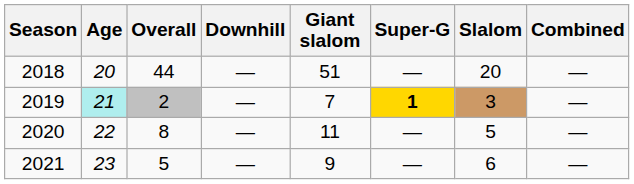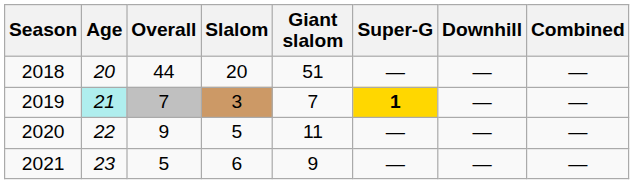columns swapped: (491, 30) <-> (245, 30)
(164, 102) 2 -> (164, 102) 7
(164, 132) 8 -> (164, 132) 9
